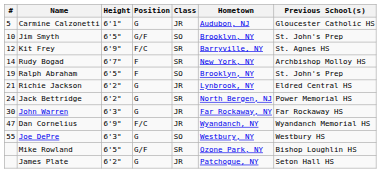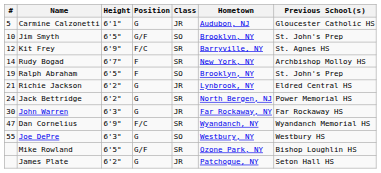(178, 124) JR -> (178, 124) SR
